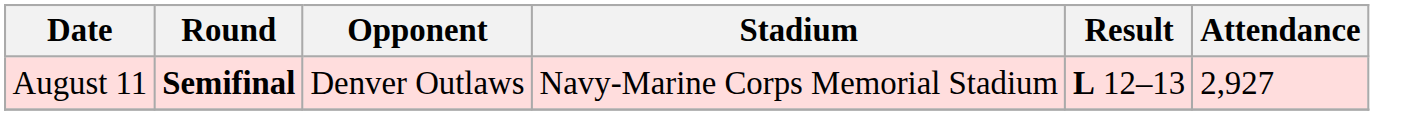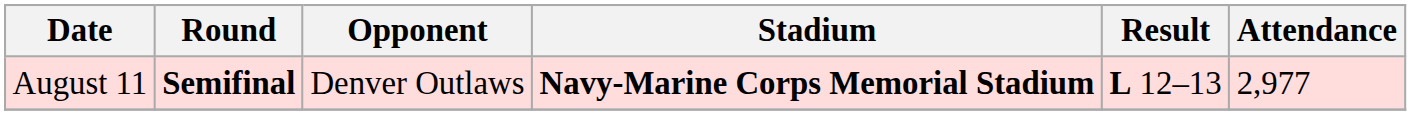(799, 82) normal -> (817, 82) bold
(1237, 82) 2,927 -> (1274, 82) 2,977
